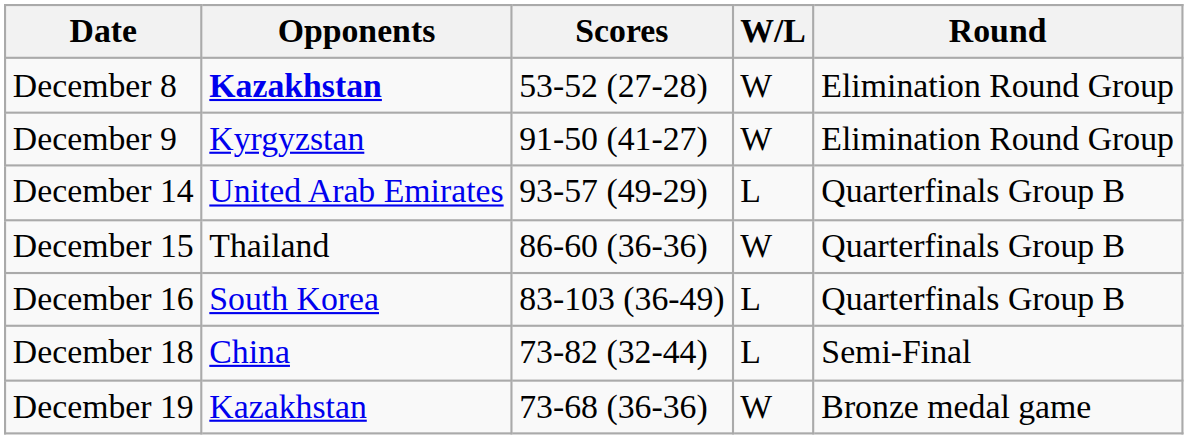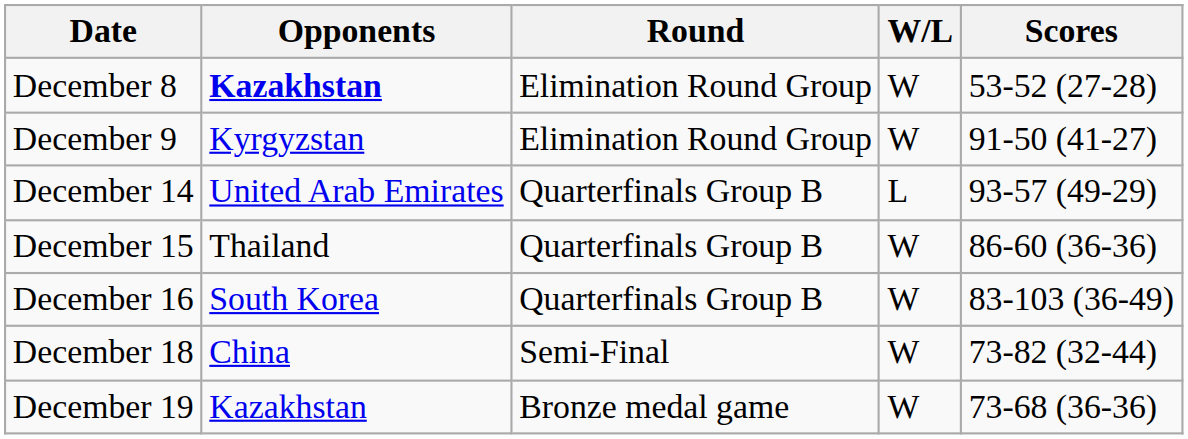columns swapped: (622, 31) <-> (998, 31)
(750, 298) L -> (903, 298) W
(750, 352) L -> (903, 352) W
